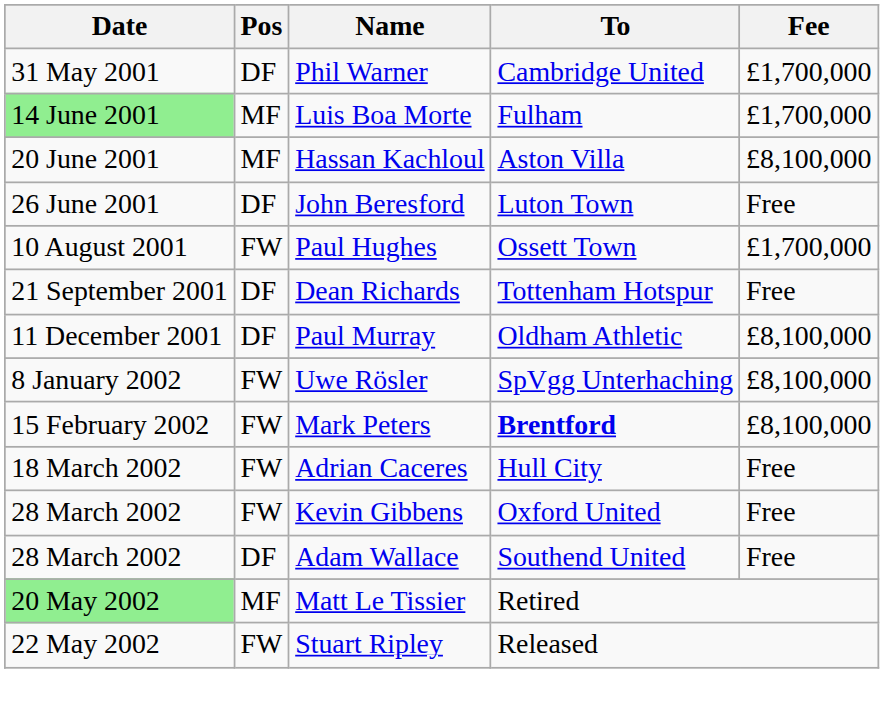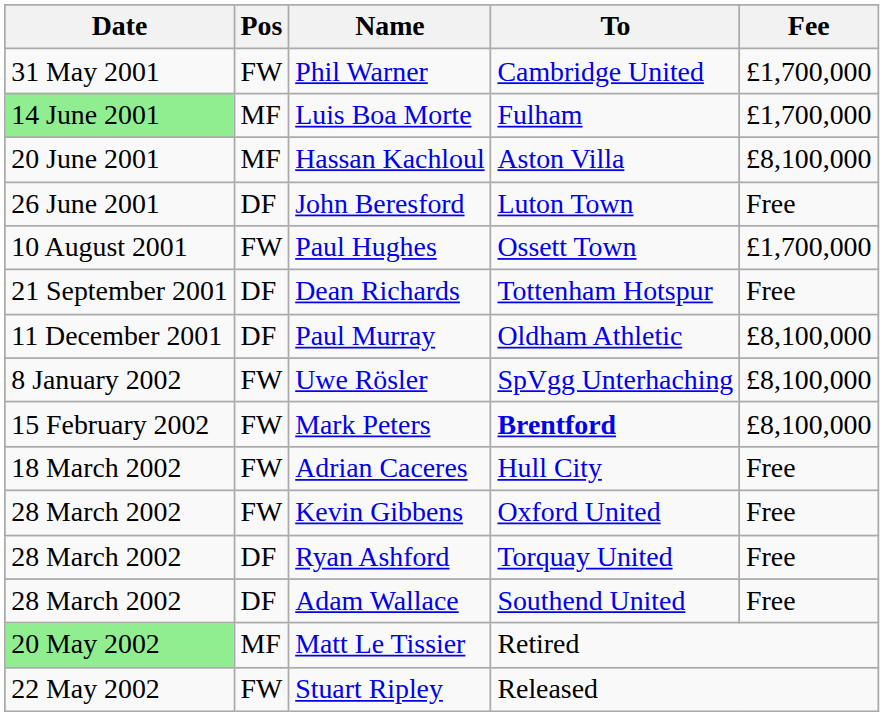(258, 70) DF -> (261, 70) FW
+ row: (372, 556)
